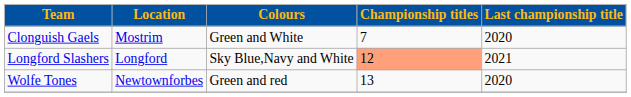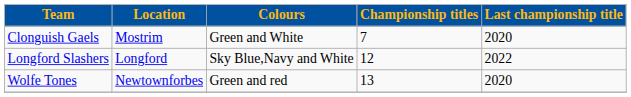(367, 59) lightsalmon background -> (367, 59) no background
(498, 59) 2021 -> (498, 59) 2022
